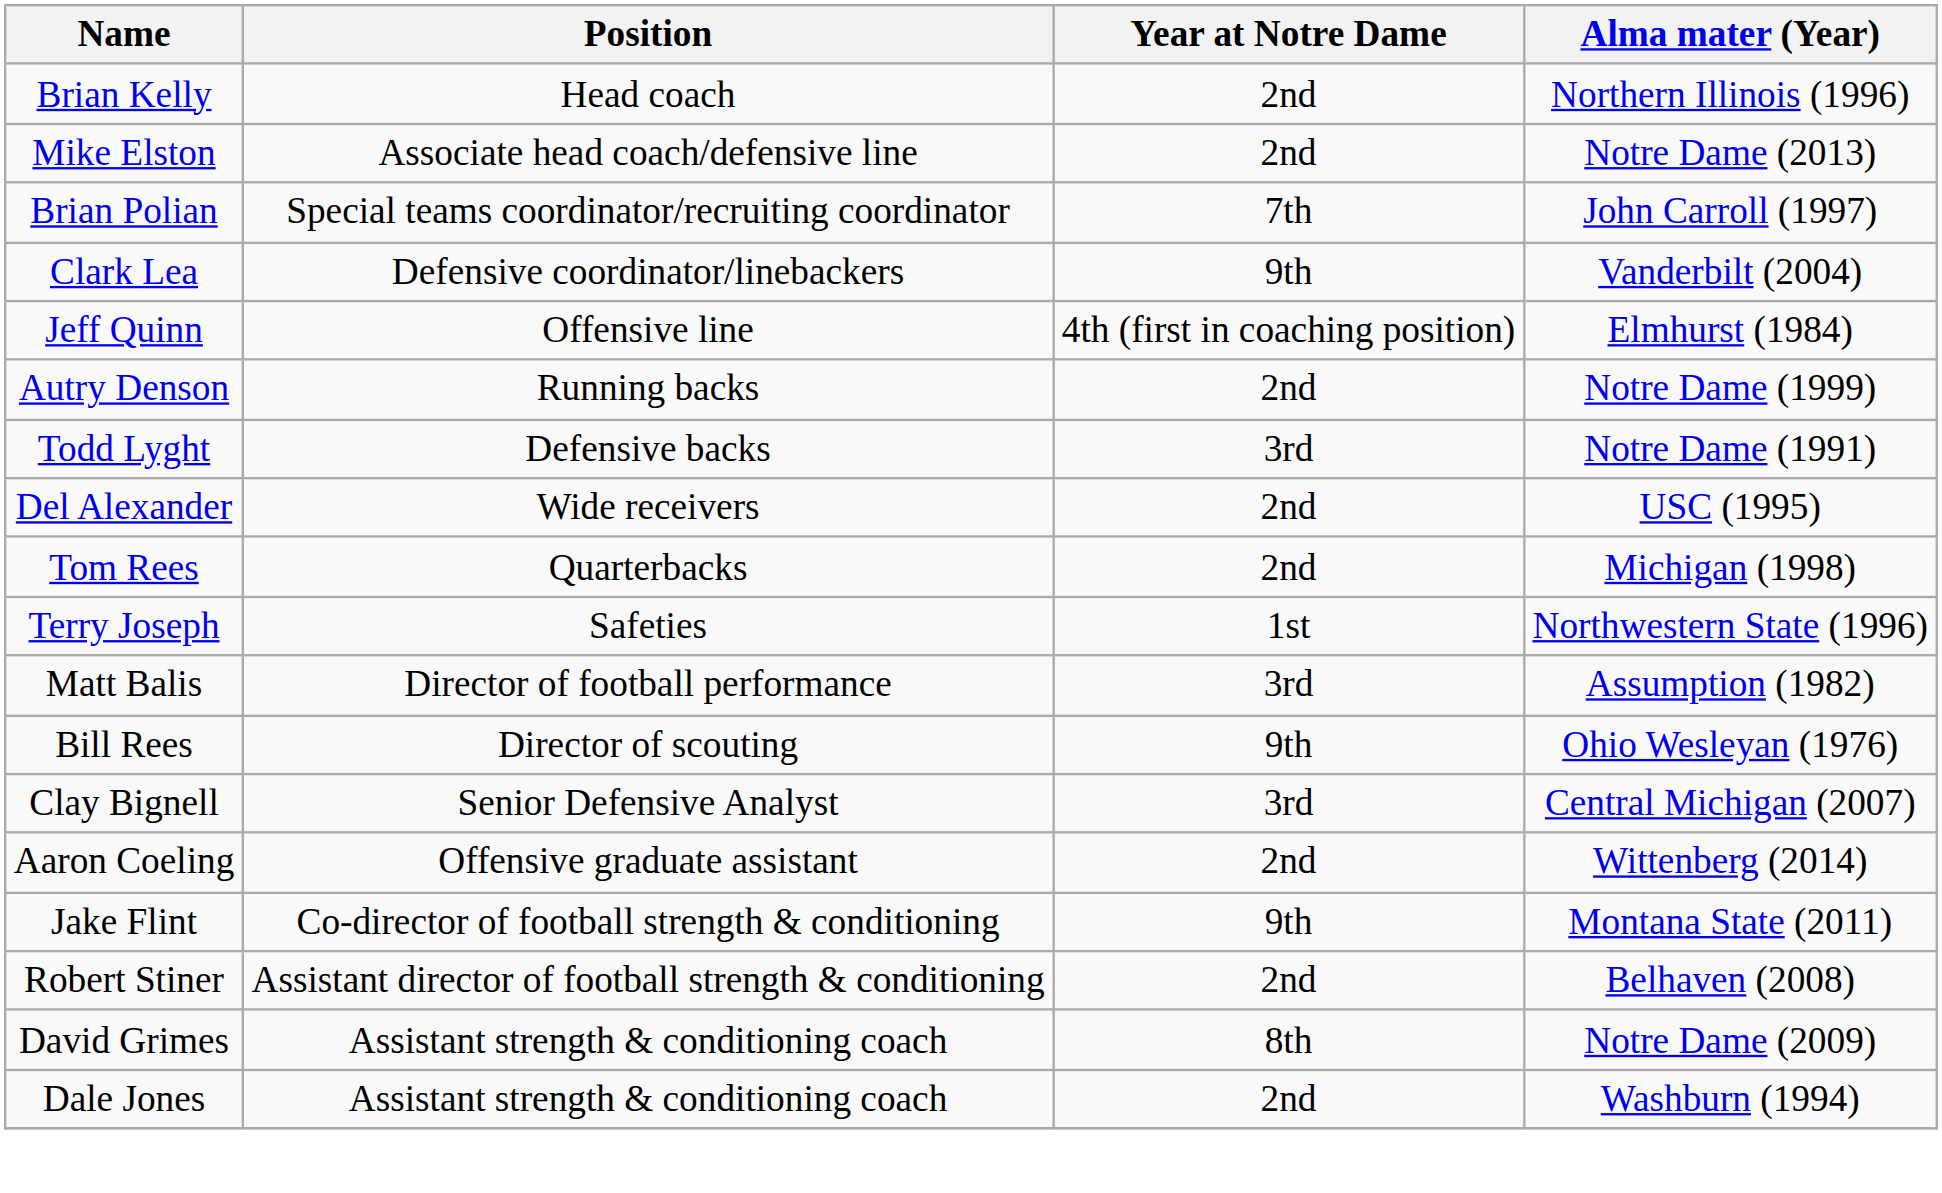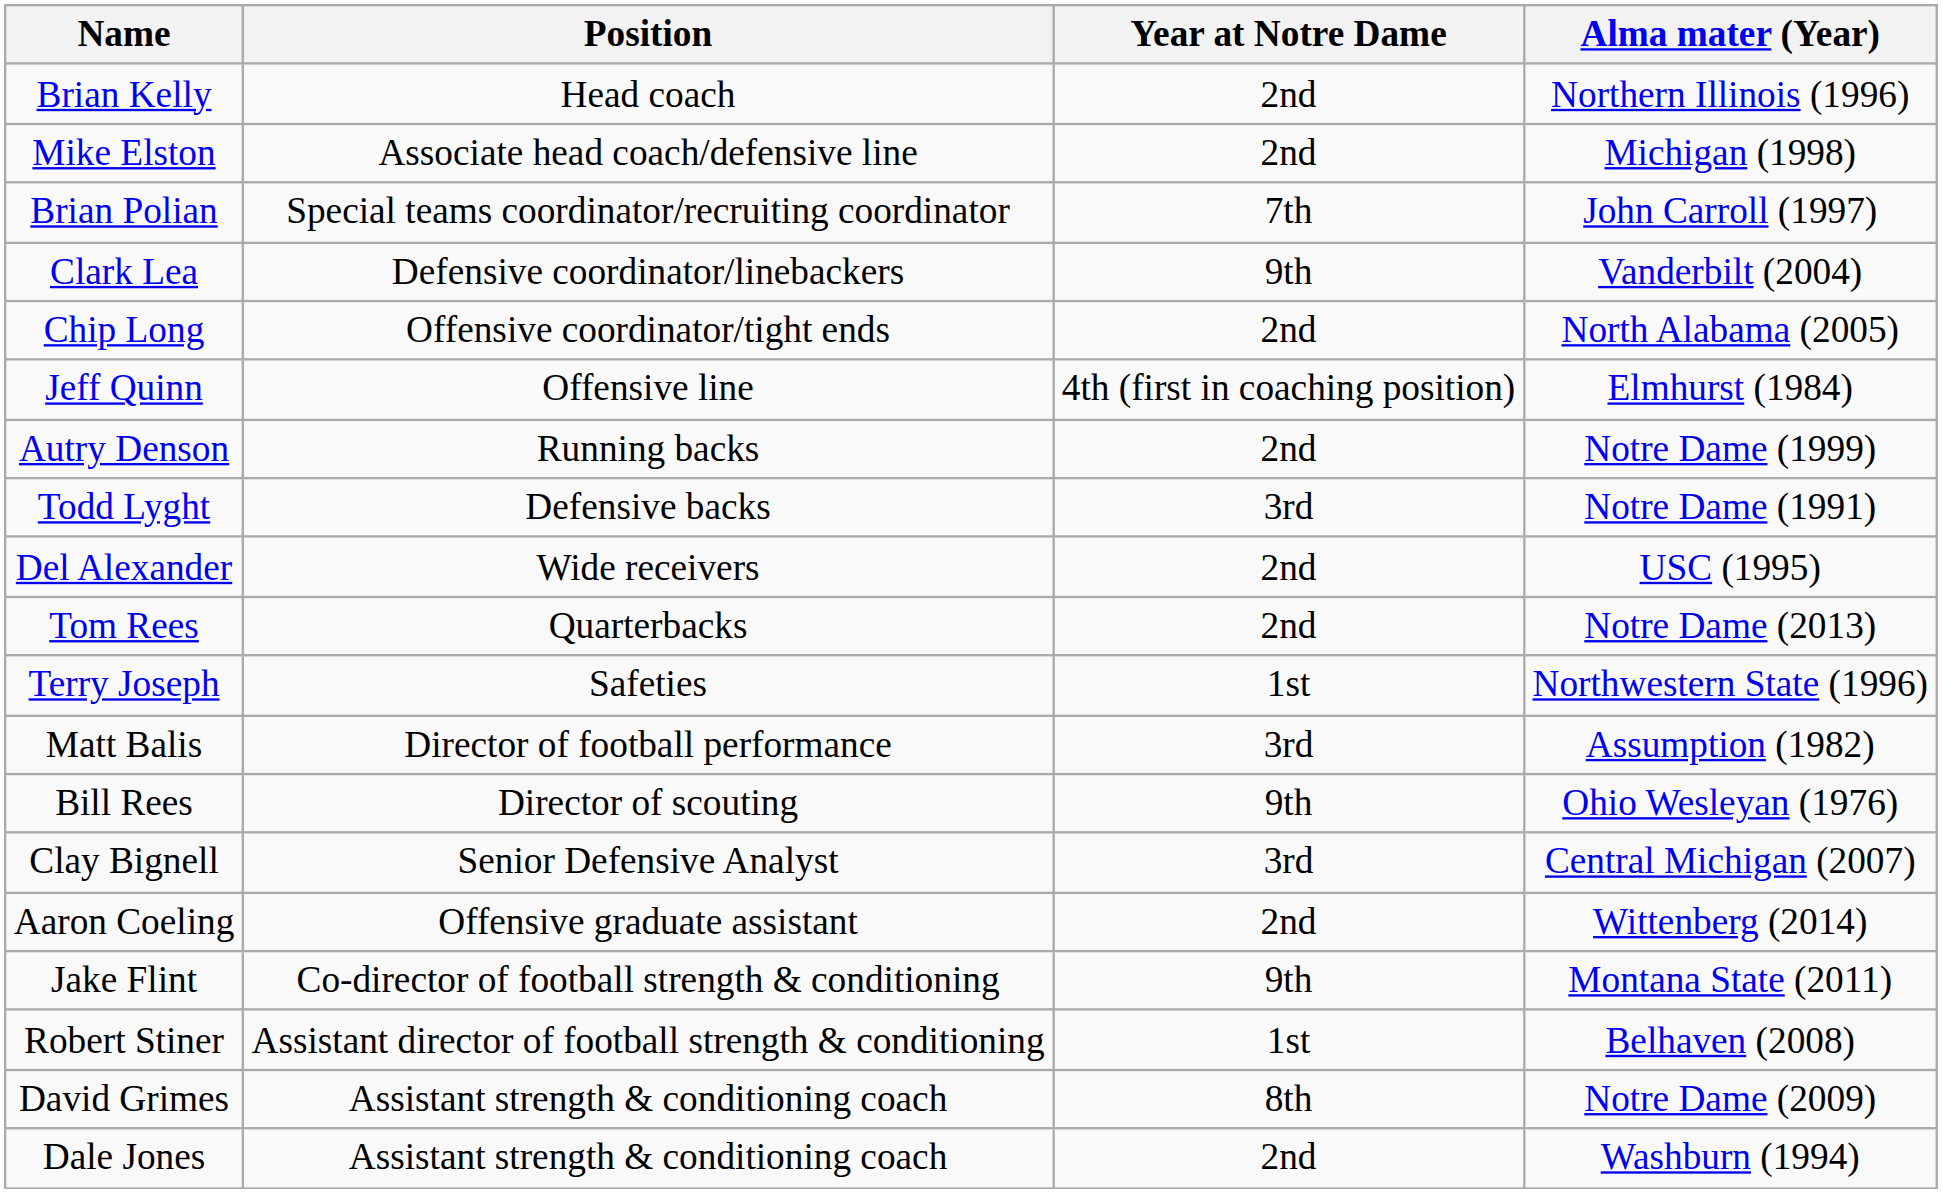(1730, 152) Notre Dame (2013) -> (1730, 152) Michigan (1998)
+ row: (124, 329)
(1730, 566) Michigan (1998) -> (1730, 625) Notre Dame (2013)
(1289, 980) 2nd -> (1289, 1039) 1st
